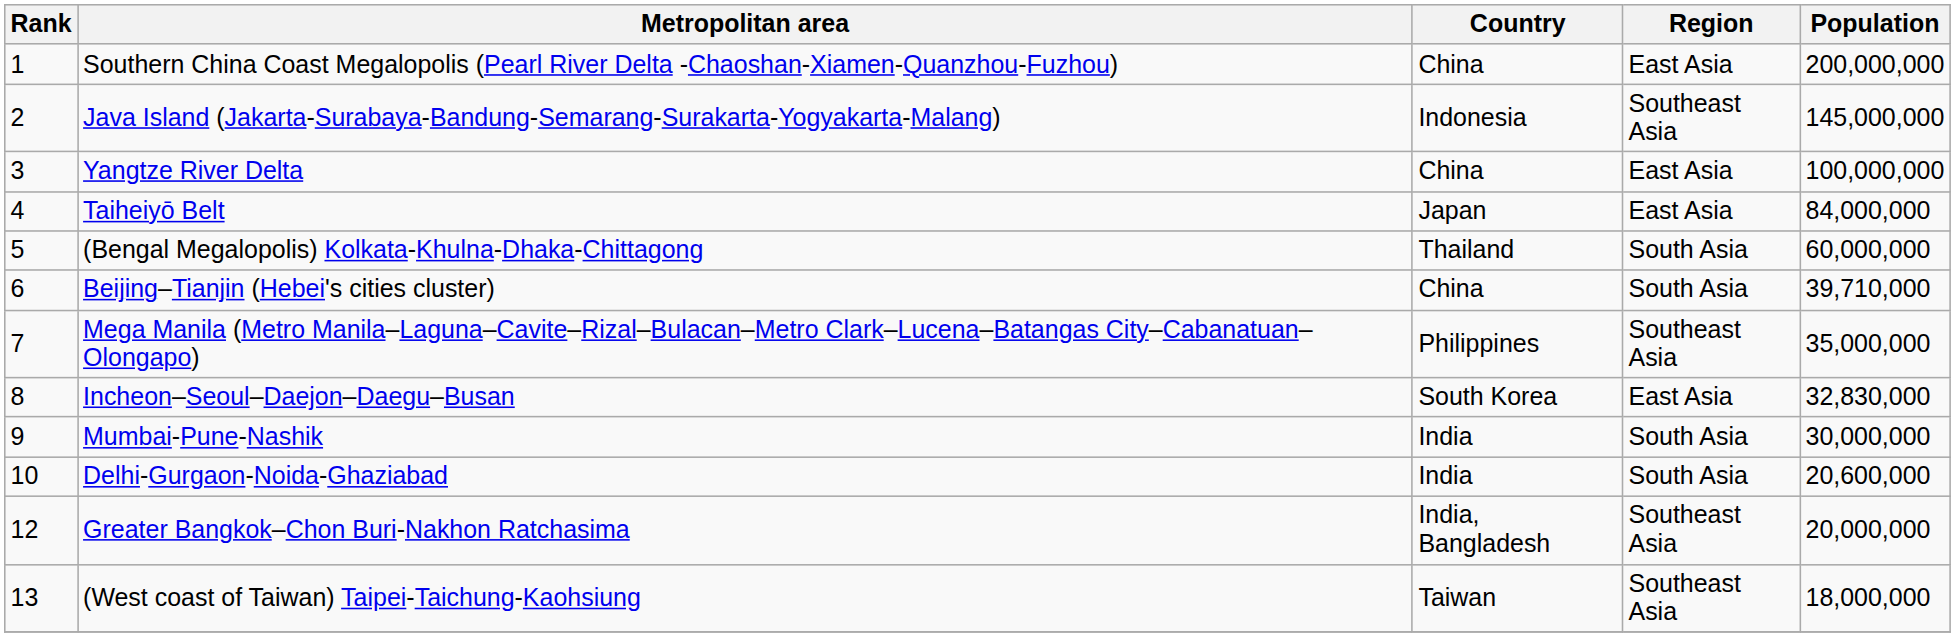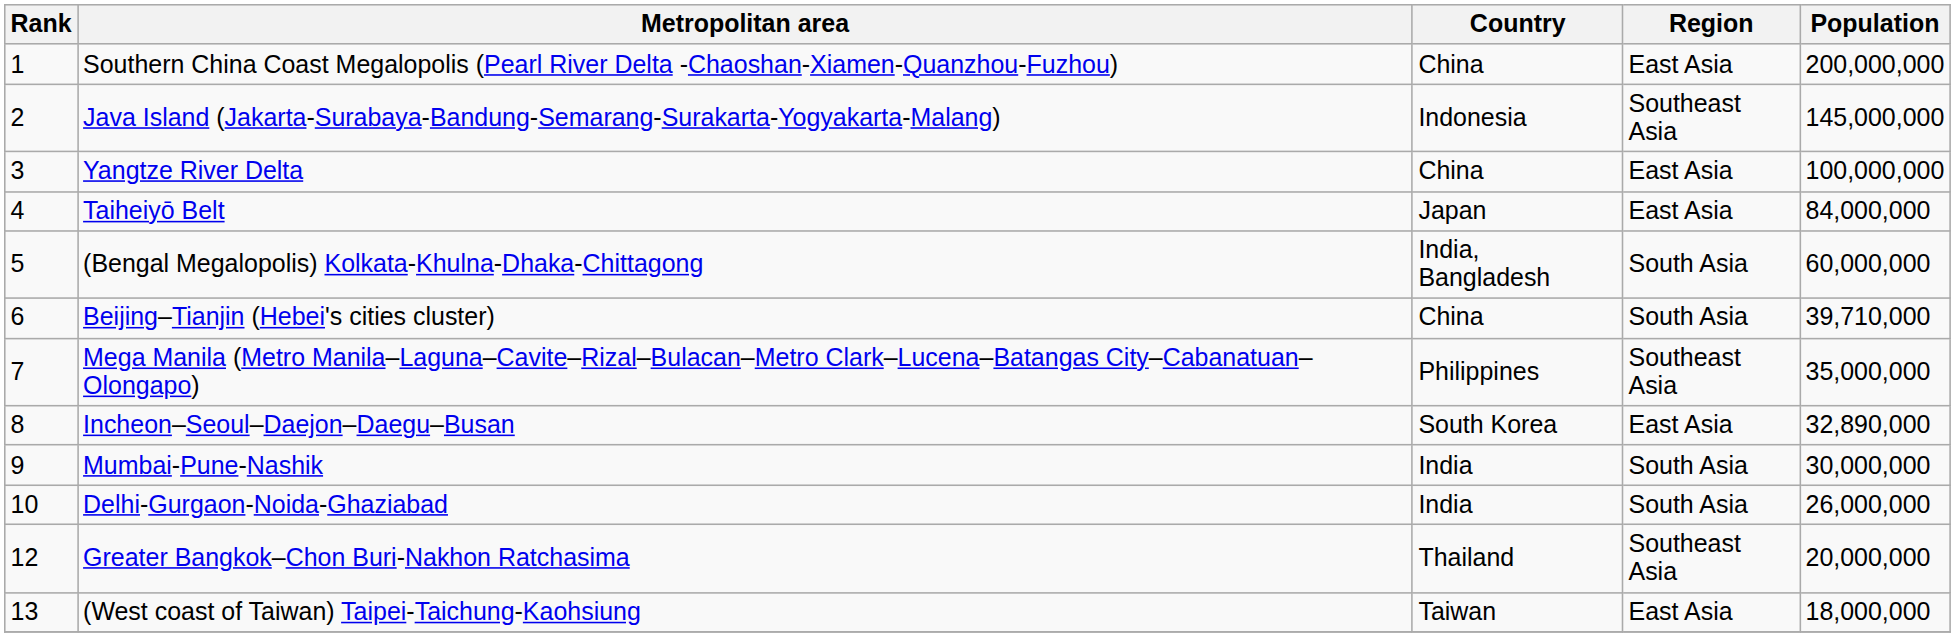(1466, 250) Thailand -> (1484, 264) India, Bangladesh
(1868, 397) 32,830,000 -> (1868, 425) 32,890,000
(1868, 476) 20,600,000 -> (1868, 504) 26,000,000
(1484, 529) India, Bangladesh -> (1466, 558) Thailand
(1685, 597) Southeast Asia -> (1681, 611) East Asia
